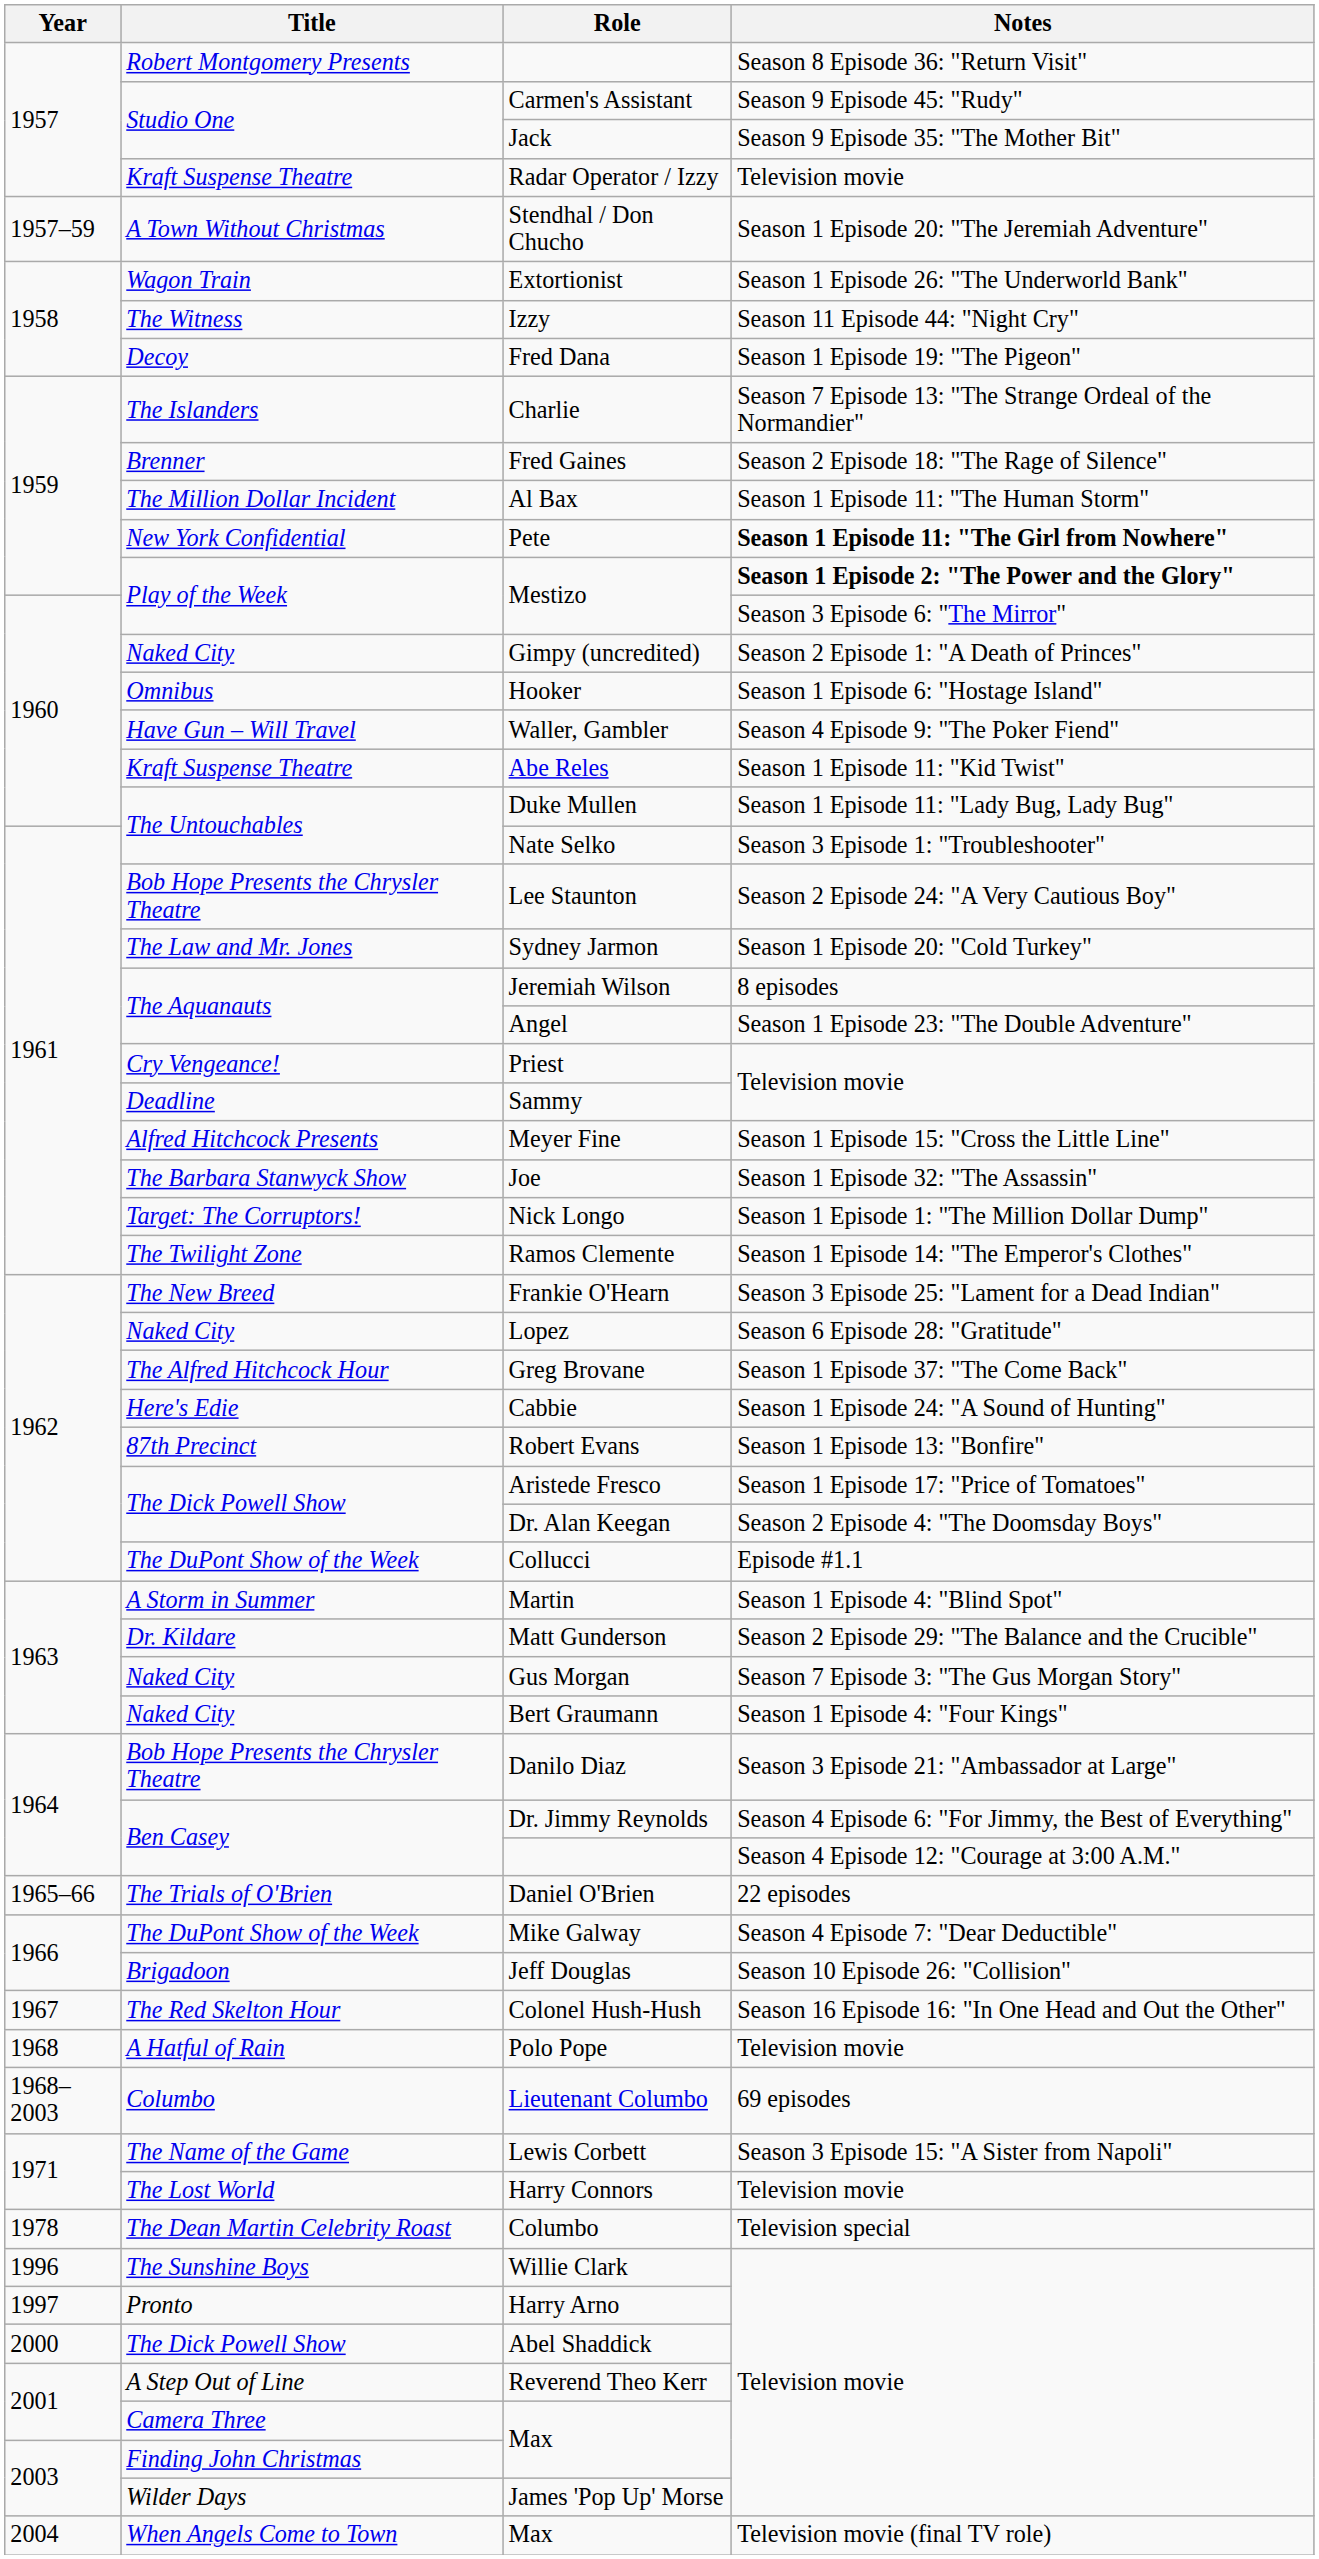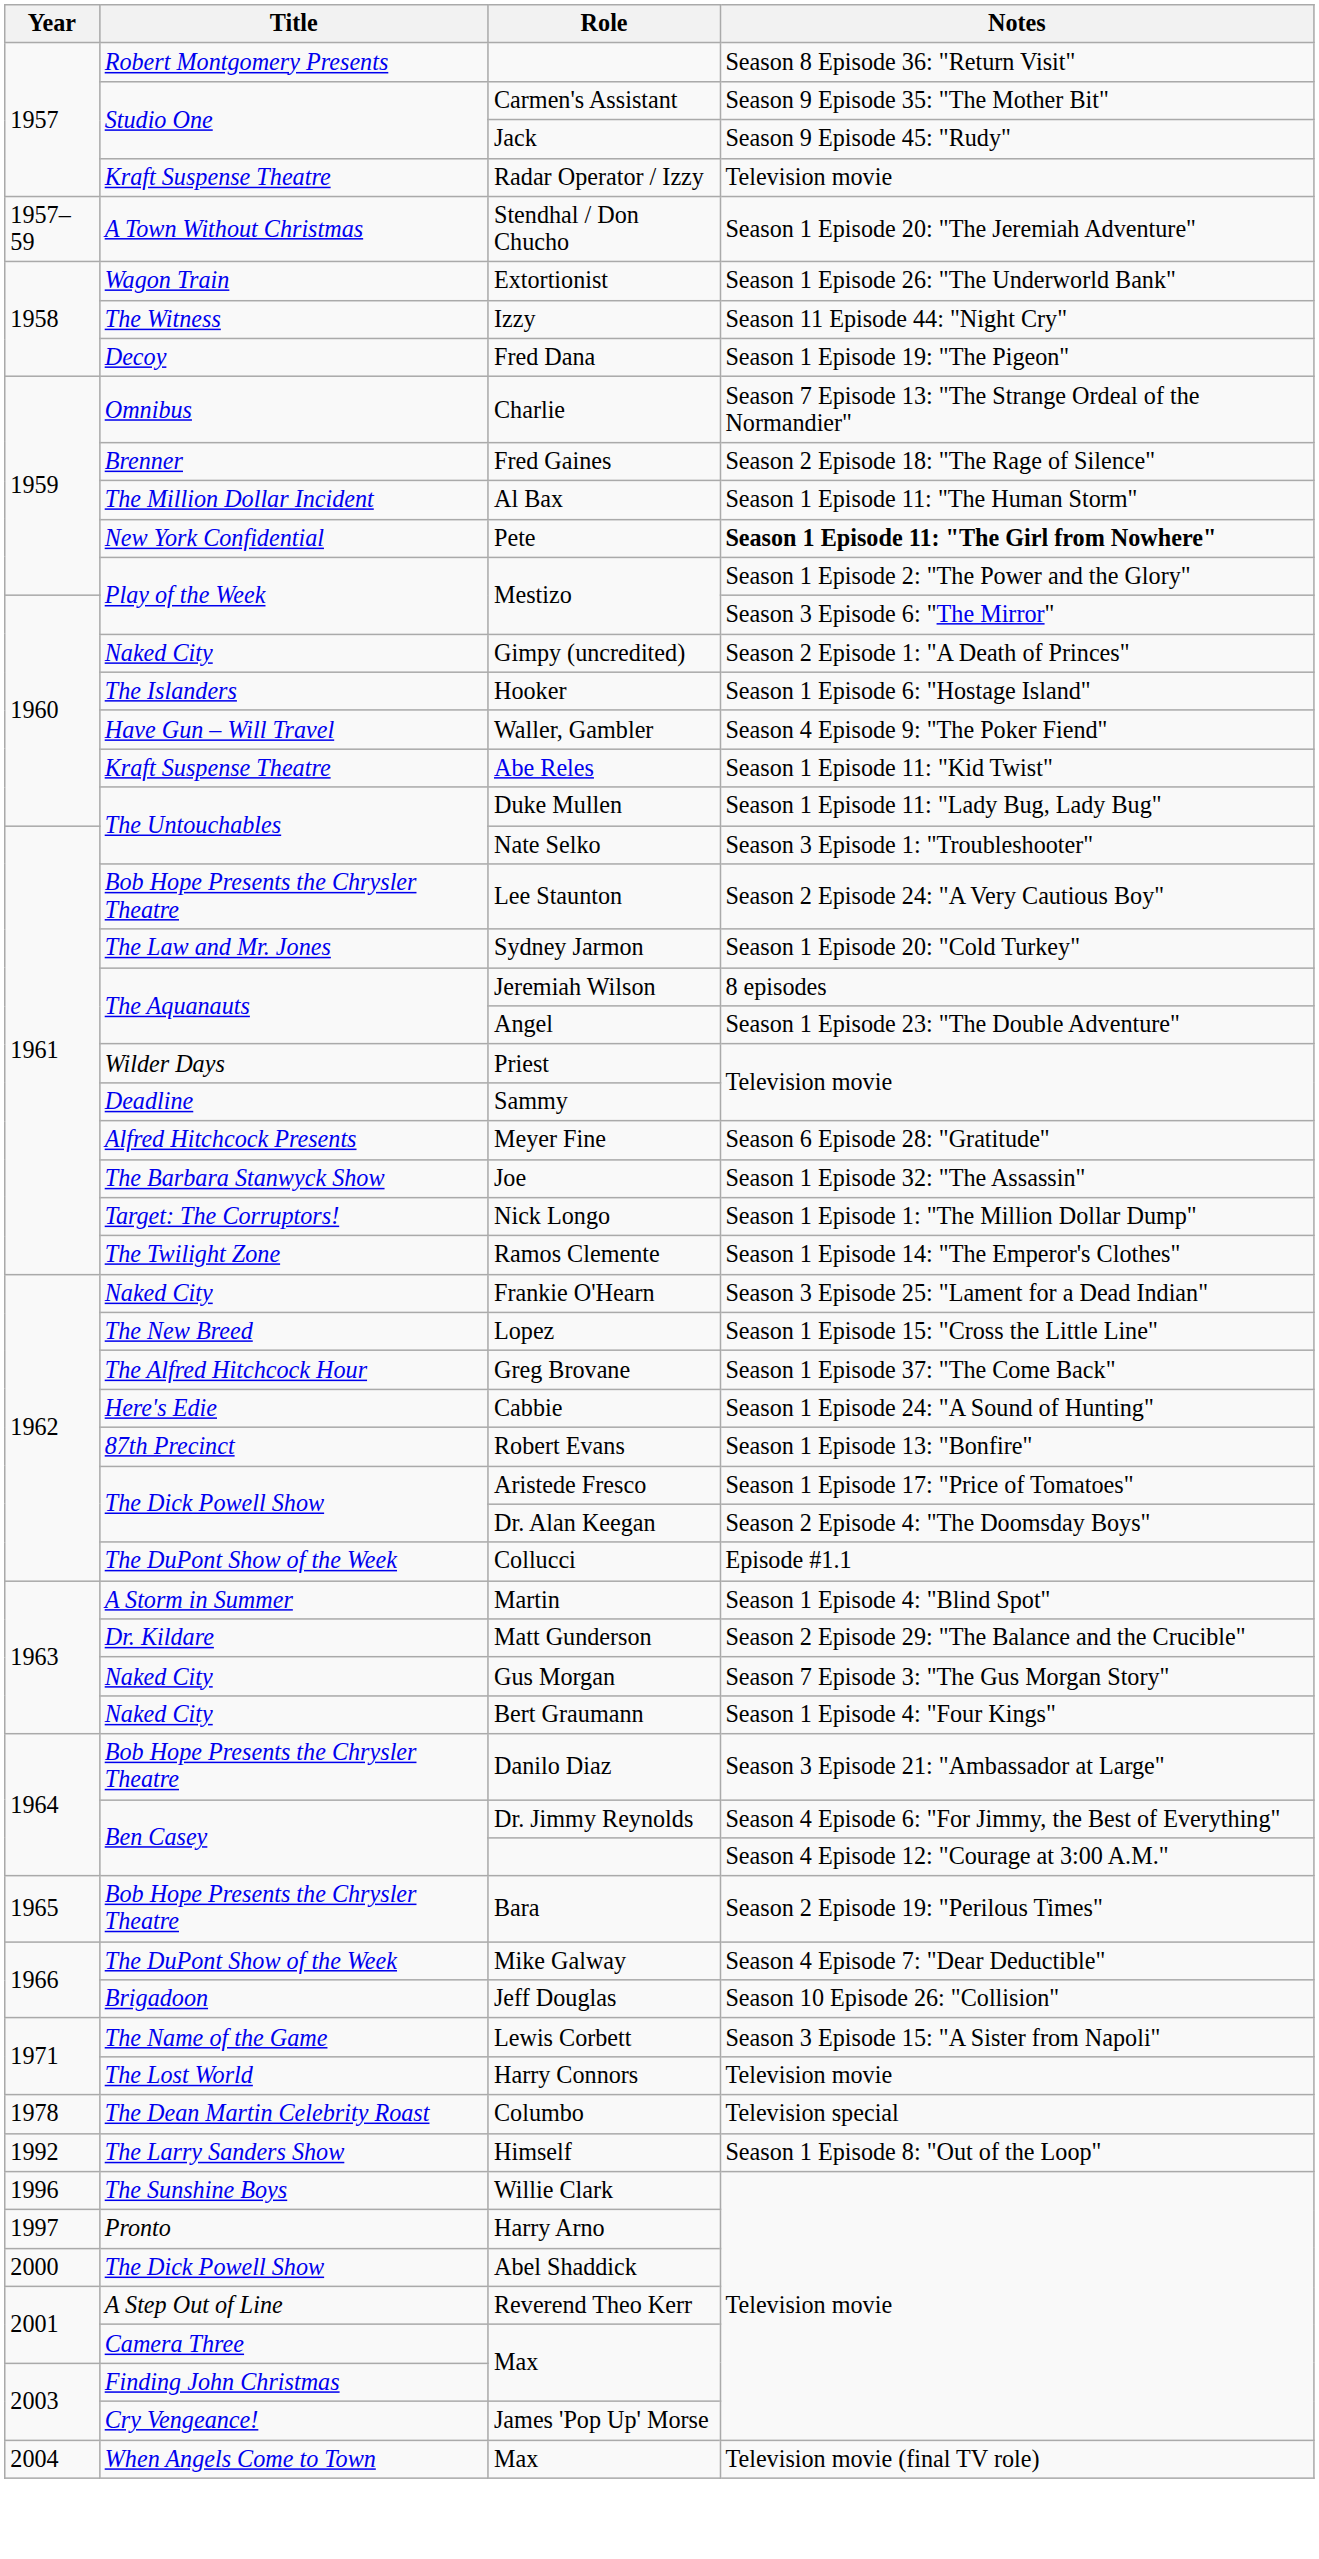(880, 100) Season 9 Episode 45: "Rudy" -> (917, 100) Season 9 Episode 35: "The Mother Bit"
(929, 138) Season 9 Episode 35: "The Mother Bit" -> (868, 138) Season 9 Episode 45: "Rudy"
(192, 409) The Islanders -> (148, 409) Omnibus
(986, 576) bold -> (958, 576) normal
(170, 691) Omnibus -> (171, 691) The Islanders
(203, 1063) Cry Vengeance! -> (165, 1063) Wilder Days
(953, 1139) Season 1 Episode 15: "Cross the Little Line" -> (888, 1139) Season 6 Episode 28: "Gratitude"
(200, 1293) The New Breed -> (159, 1293) Naked City
(180, 1331) Naked City -> (179, 1331) The New Breed
(899, 1331) Season 6 Episode 28: "Gratitude" -> (942, 1331) Season 1 Episode 15: "Cross the Little Line"
+ row: (34, 1908)
- row: (53, 1894)
- row: (34, 2009)
- row: (34, 2048)
- row: (41, 2100)
+ row: (34, 2152)
(186, 2496) Wilder Days -> (182, 2420) Cry Vengeance!
